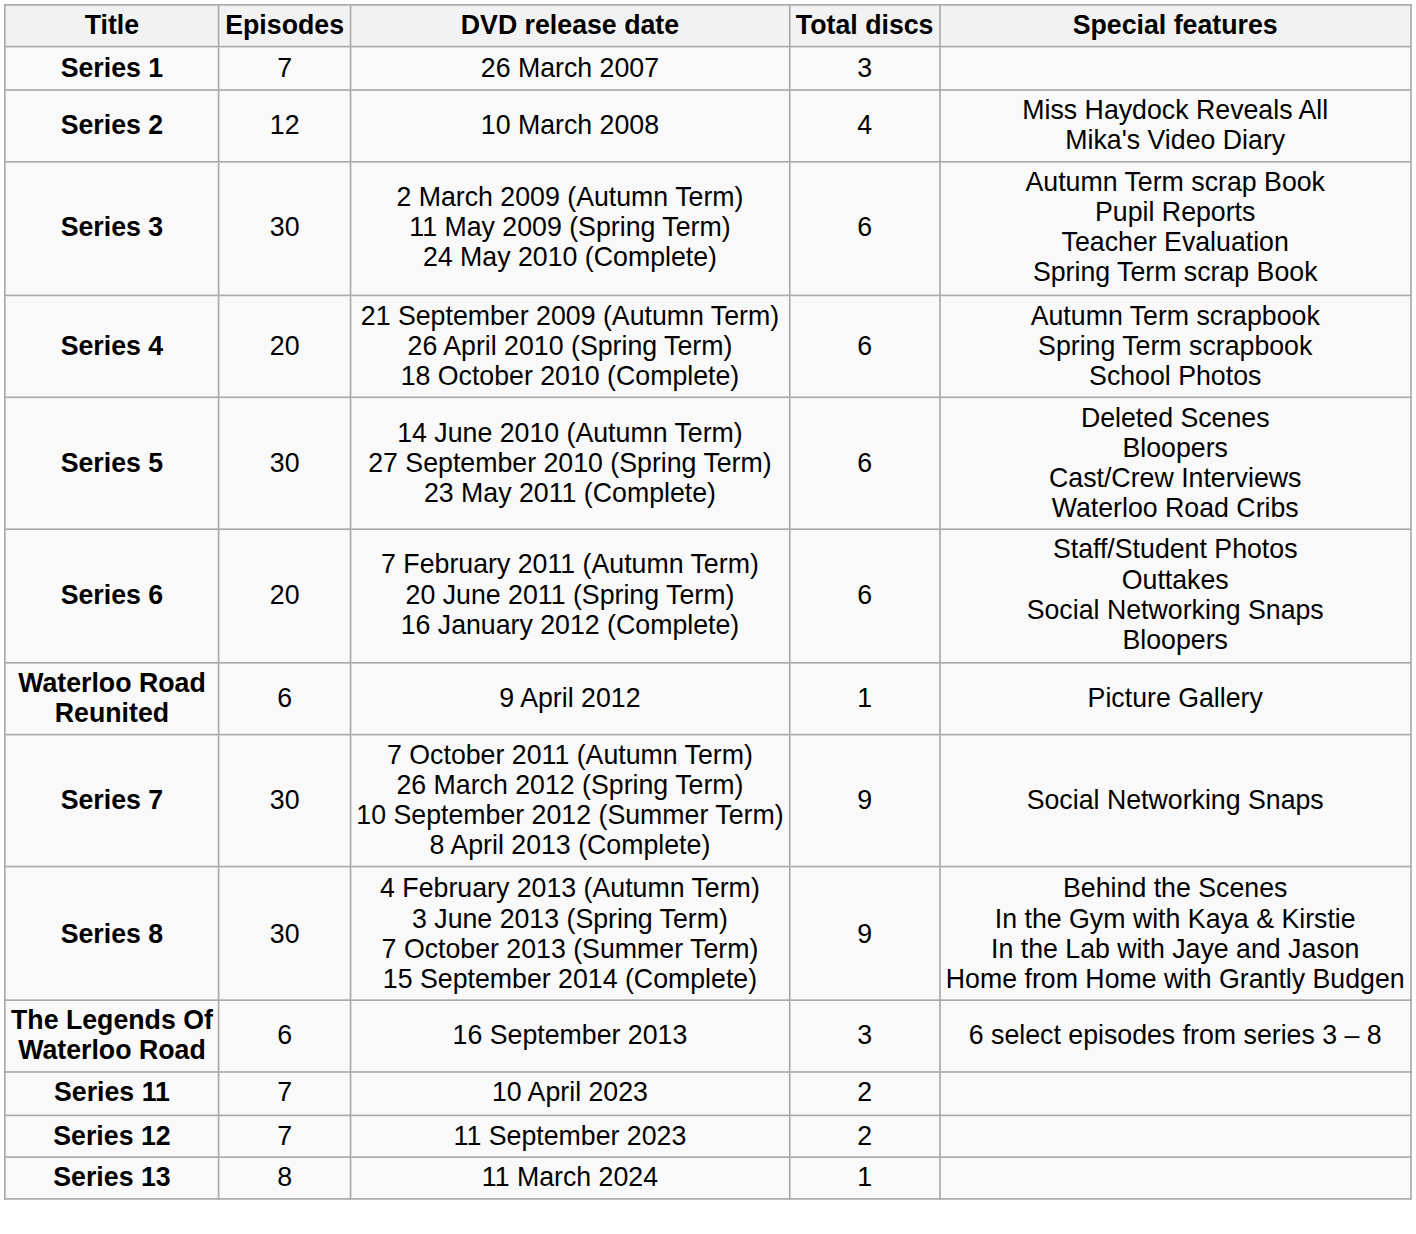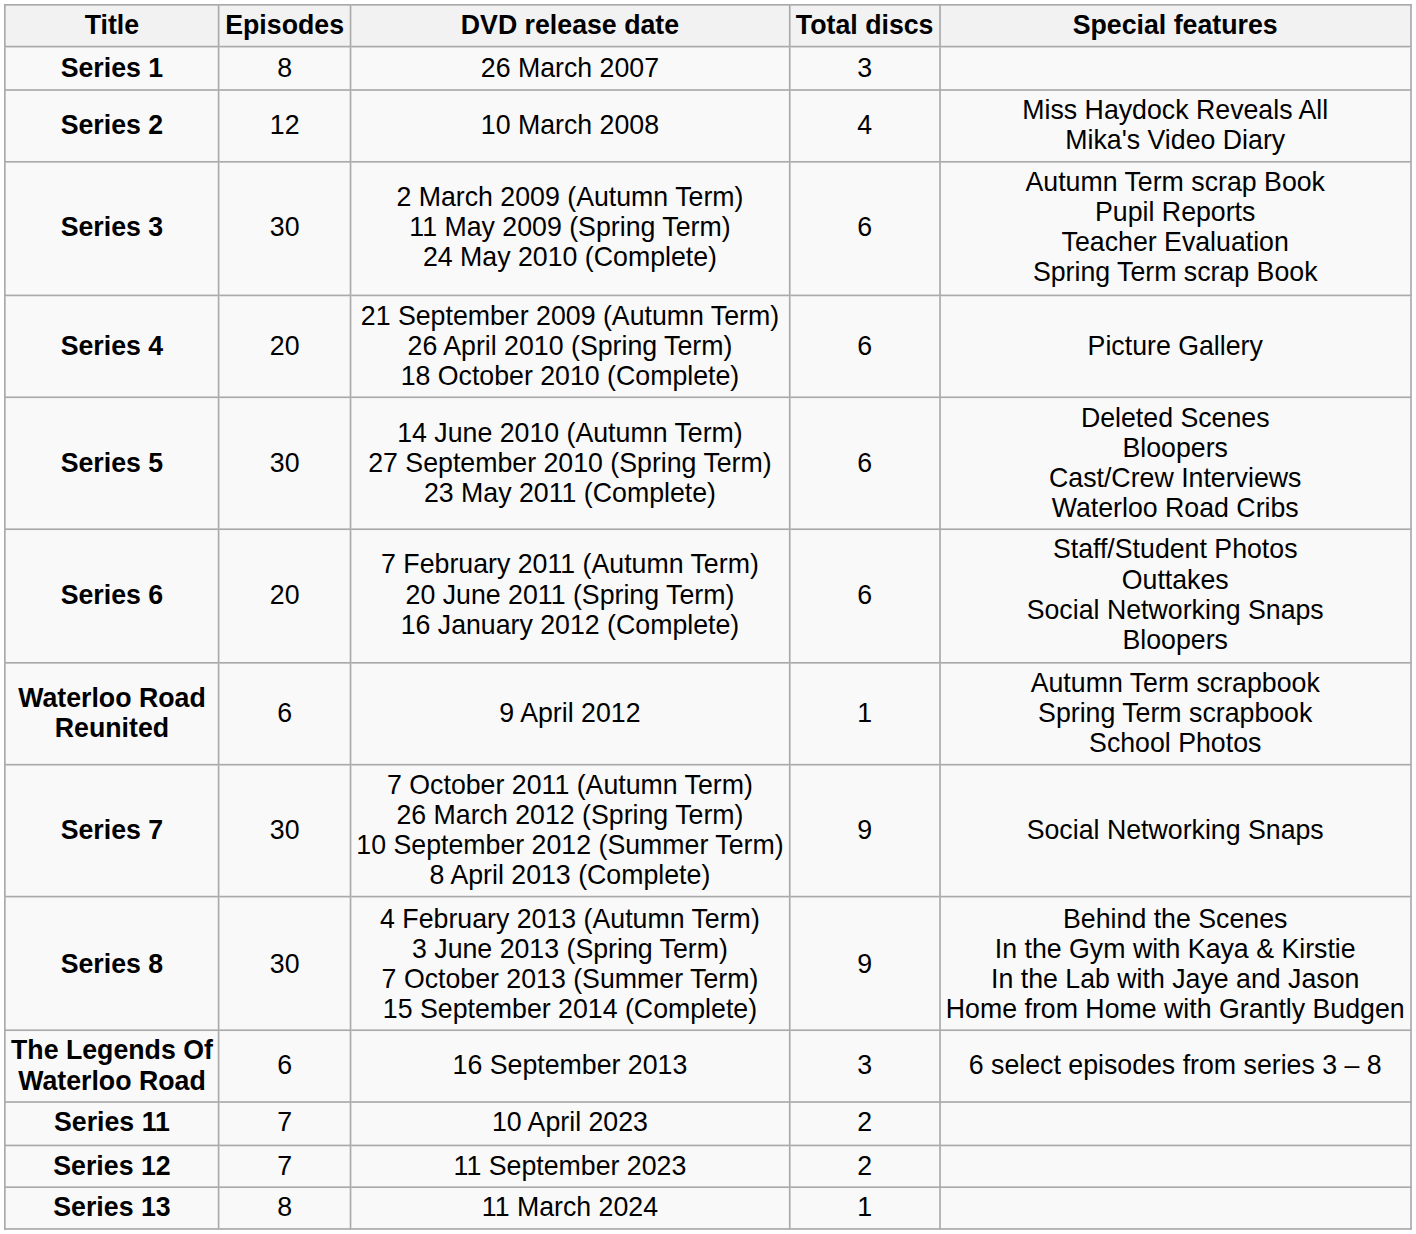(285, 68) 7 -> (285, 68) 8
(1175, 345) Autumn Term scrapbook Spring Term scrapbook School Photos -> (1175, 345) Picture Gallery
(1175, 698) Picture Gallery -> (1175, 713) Autumn Term scrapbook Spring Term scrapbook School Photos
